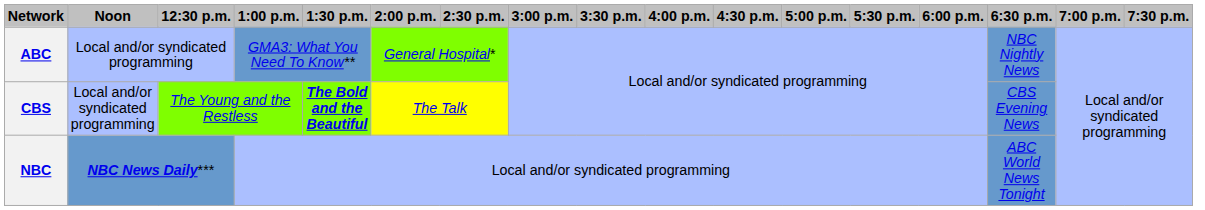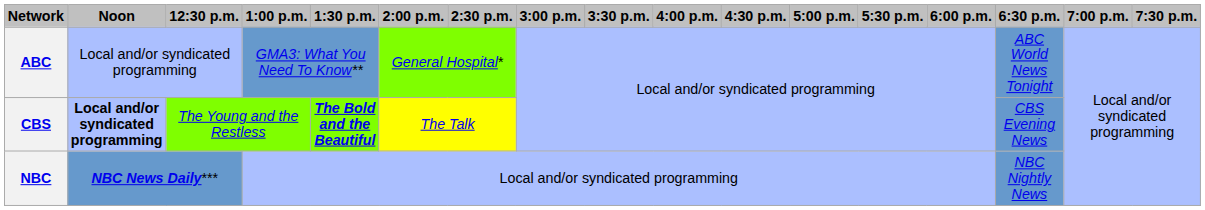(1022, 55) NBC Nightly News -> (1029, 62) ABC World News Tonight
(113, 109) normal -> (117, 125) bold
(1022, 171) ABC World News Tonight -> (1029, 179) NBC Nightly News
